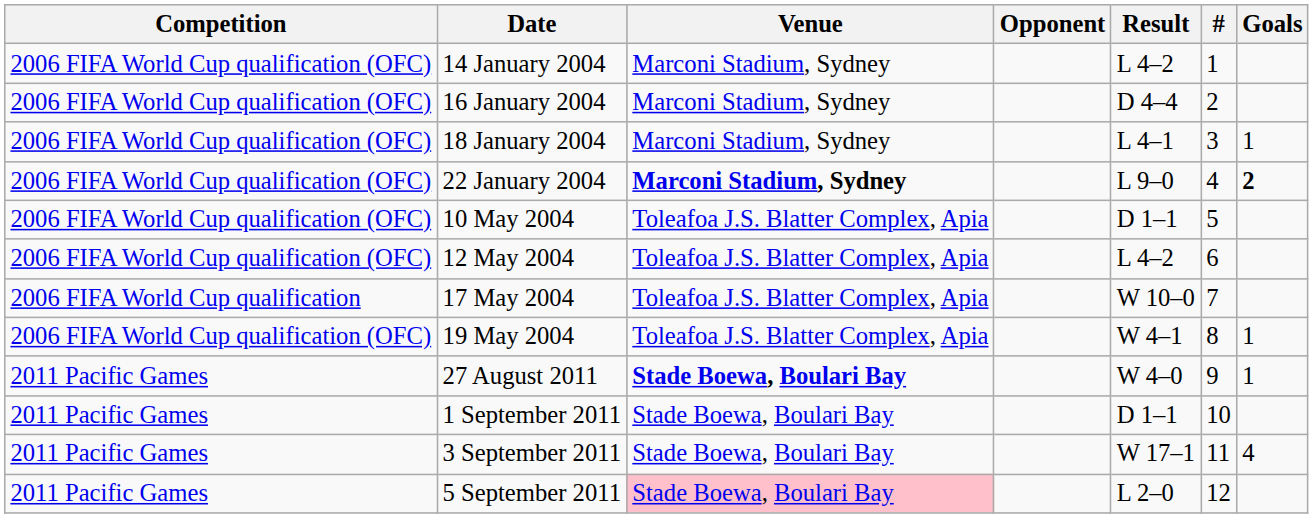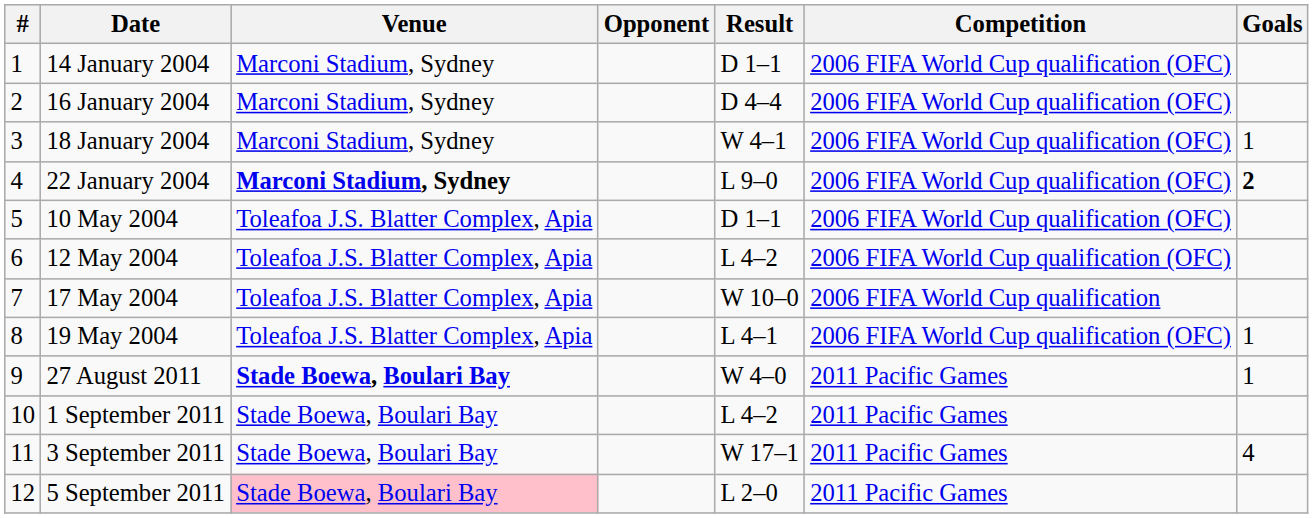columns swapped: (1219, 24) <-> (221, 24)
(1145, 63) L 4–2 -> (751, 63) D 1–1
(1145, 141) L 4–1 -> (753, 141) W 4–1
(1150, 336) W 4–1 -> (749, 336) L 4–1
(1147, 414) D 1–1 -> (749, 414) L 4–2
